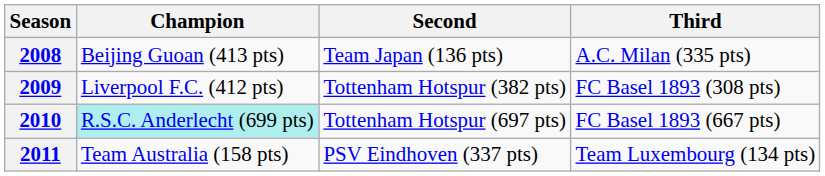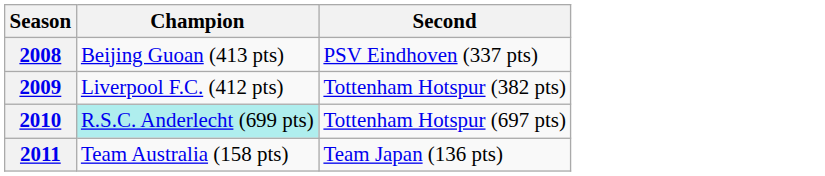- column: (695, 21)
(413, 54) Team Japan (136 pts) -> (431, 54) PSV Eindhoven (337 pts)
(431, 154) PSV Eindhoven (337 pts) -> (413, 154) Team Japan (136 pts)
